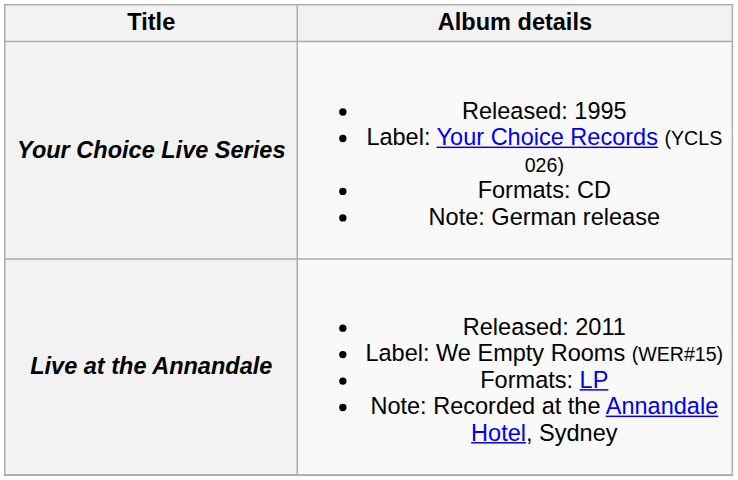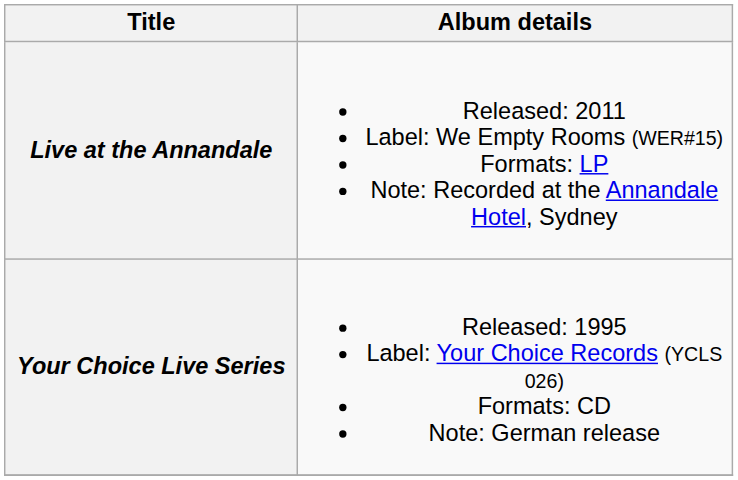rows swapped: (151, 150) <-> (151, 366)
